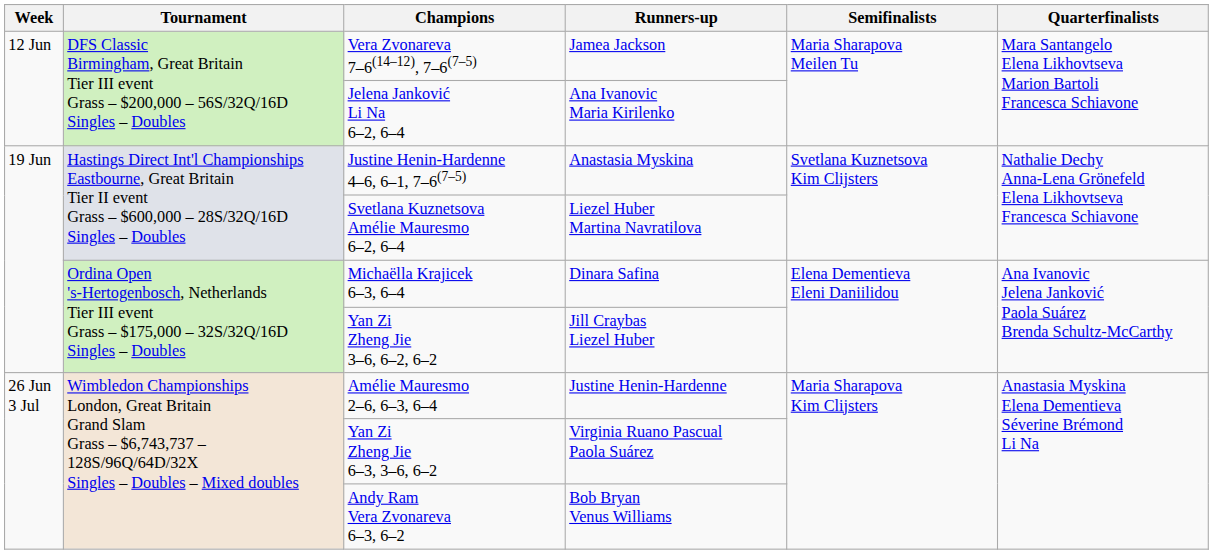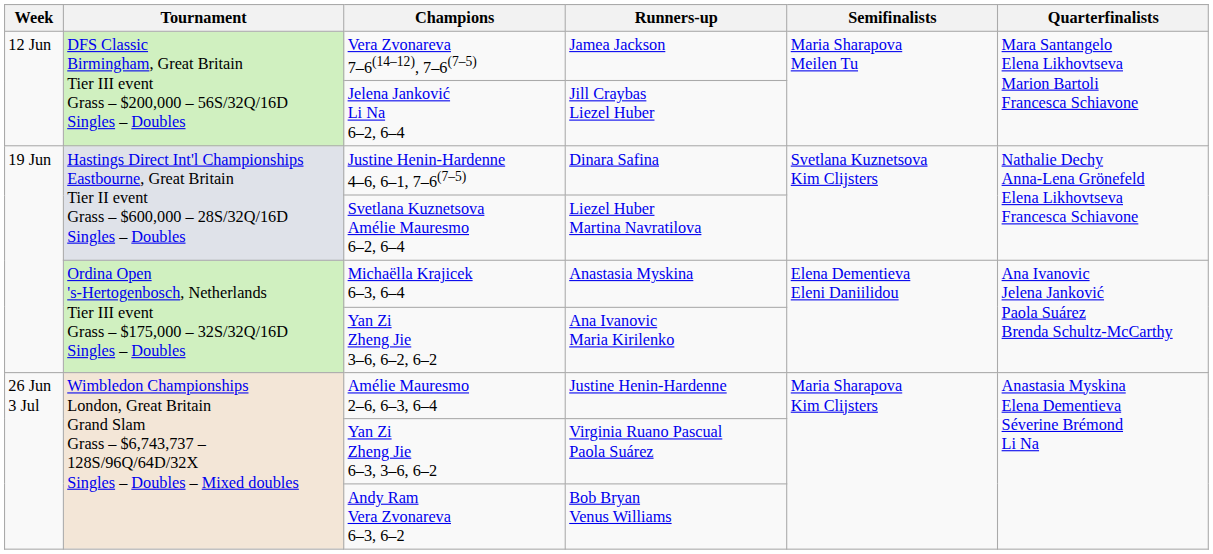(622, 103) Ana Ivanovic Maria Kirilenko -> (612, 103) Jill Craybas Liezel Huber
(631, 159) Anastasia Myskina -> (614, 159) Dinara Safina
(614, 274) Dinara Safina -> (631, 274) Anastasia Myskina
(612, 330) Jill Craybas Liezel Huber -> (622, 330) Ana Ivanovic Maria Kirilenko
